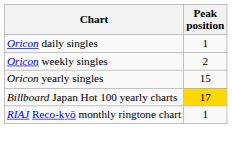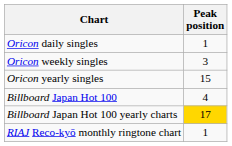(205, 61) 2 -> (205, 61) 3
+ row: (62, 97)
